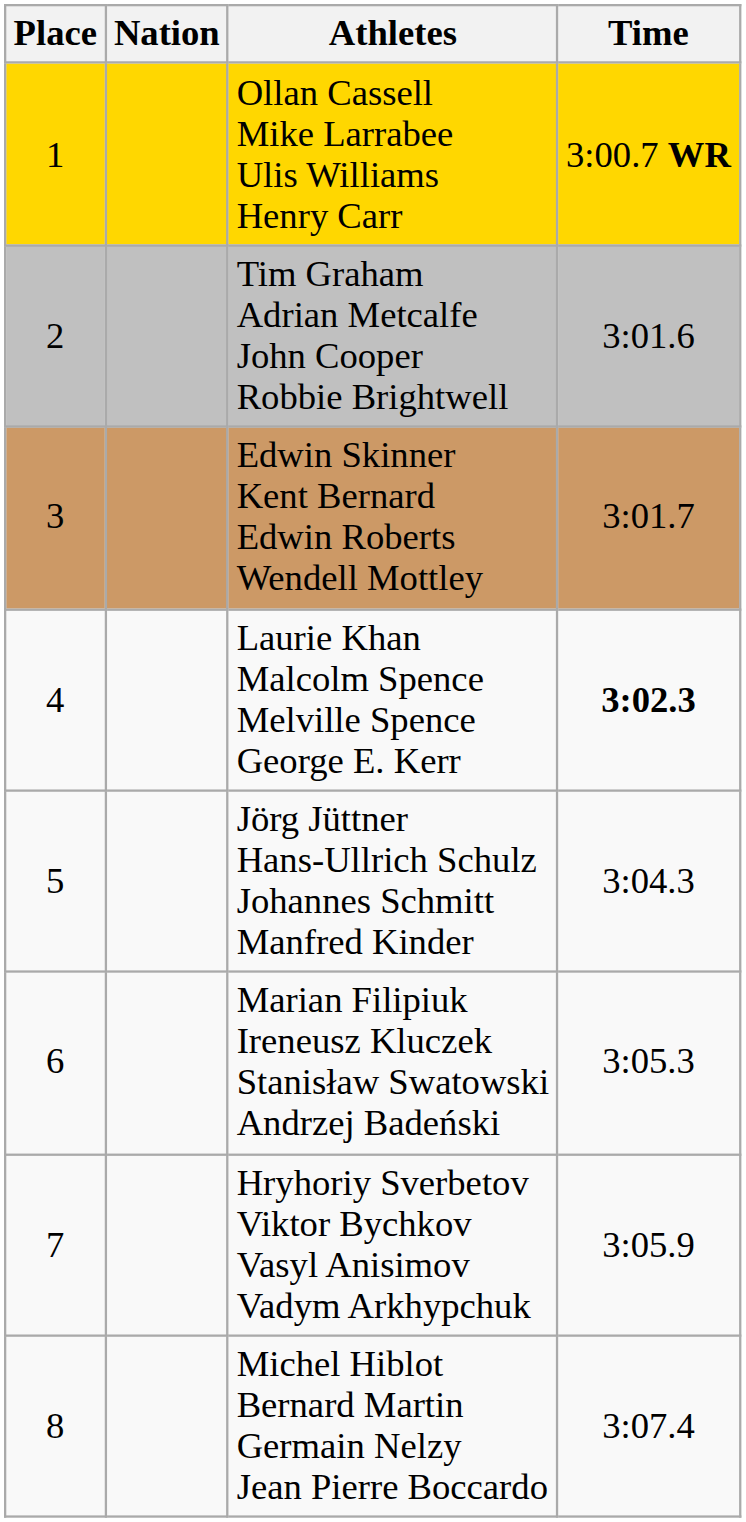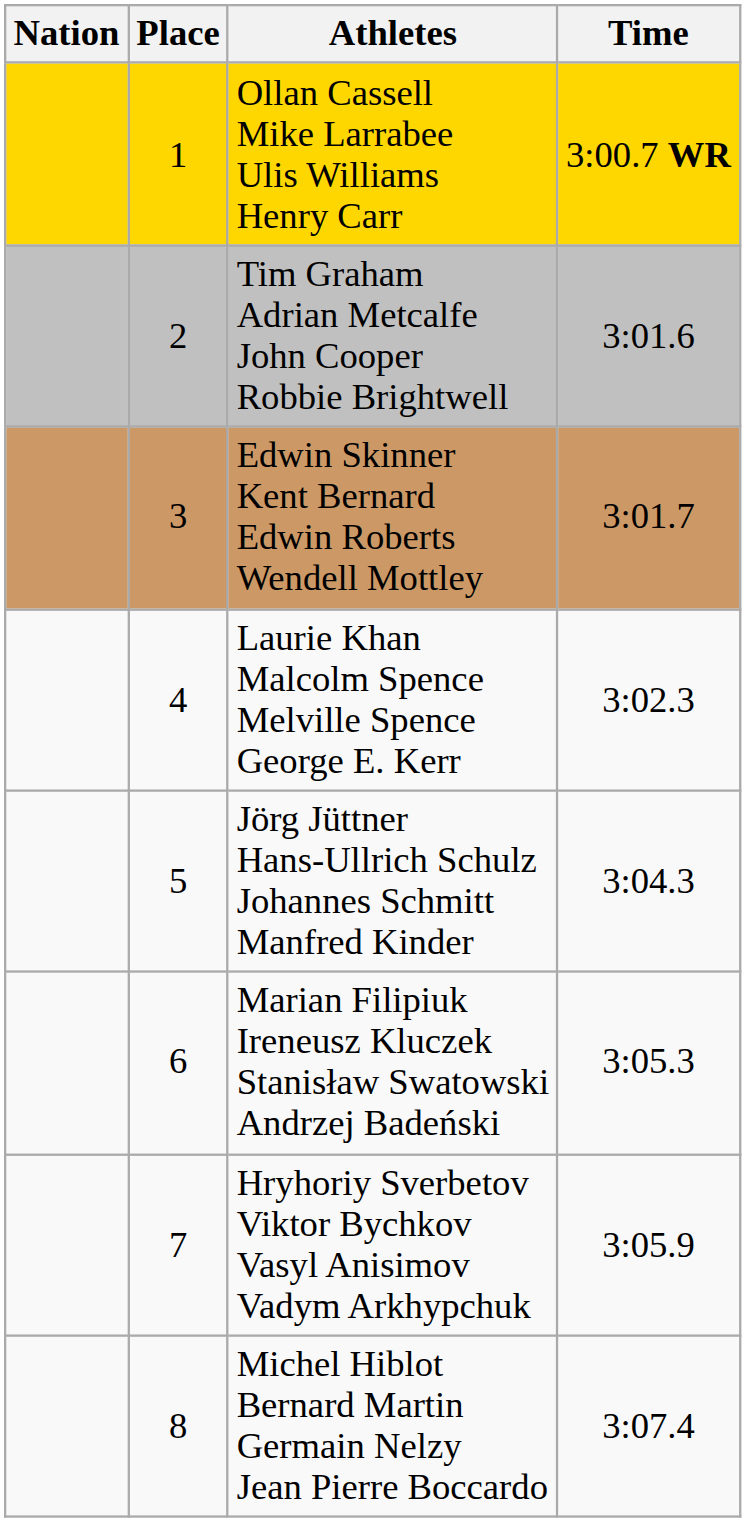columns swapped: (55, 33) <-> (167, 33)
(648, 698) bold -> (648, 698) normal
